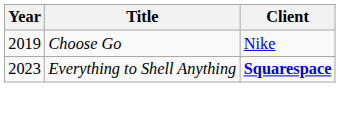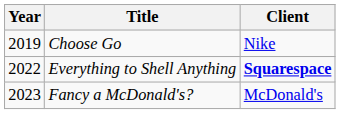(25, 69) 2023 -> (25, 69) 2022
+ row: (121, 95)
